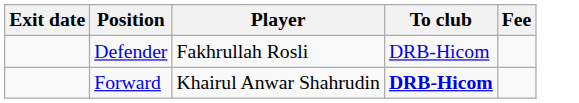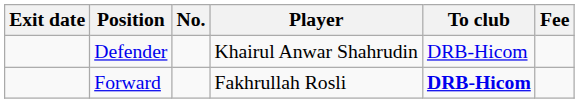+ column: (191, 20)
(242, 51) Fakhrullah Rosli -> (316, 51) Khairul Anwar Shahrudin
(278, 82) Khairul Anwar Shahrudin -> (280, 82) Fakhrullah Rosli
